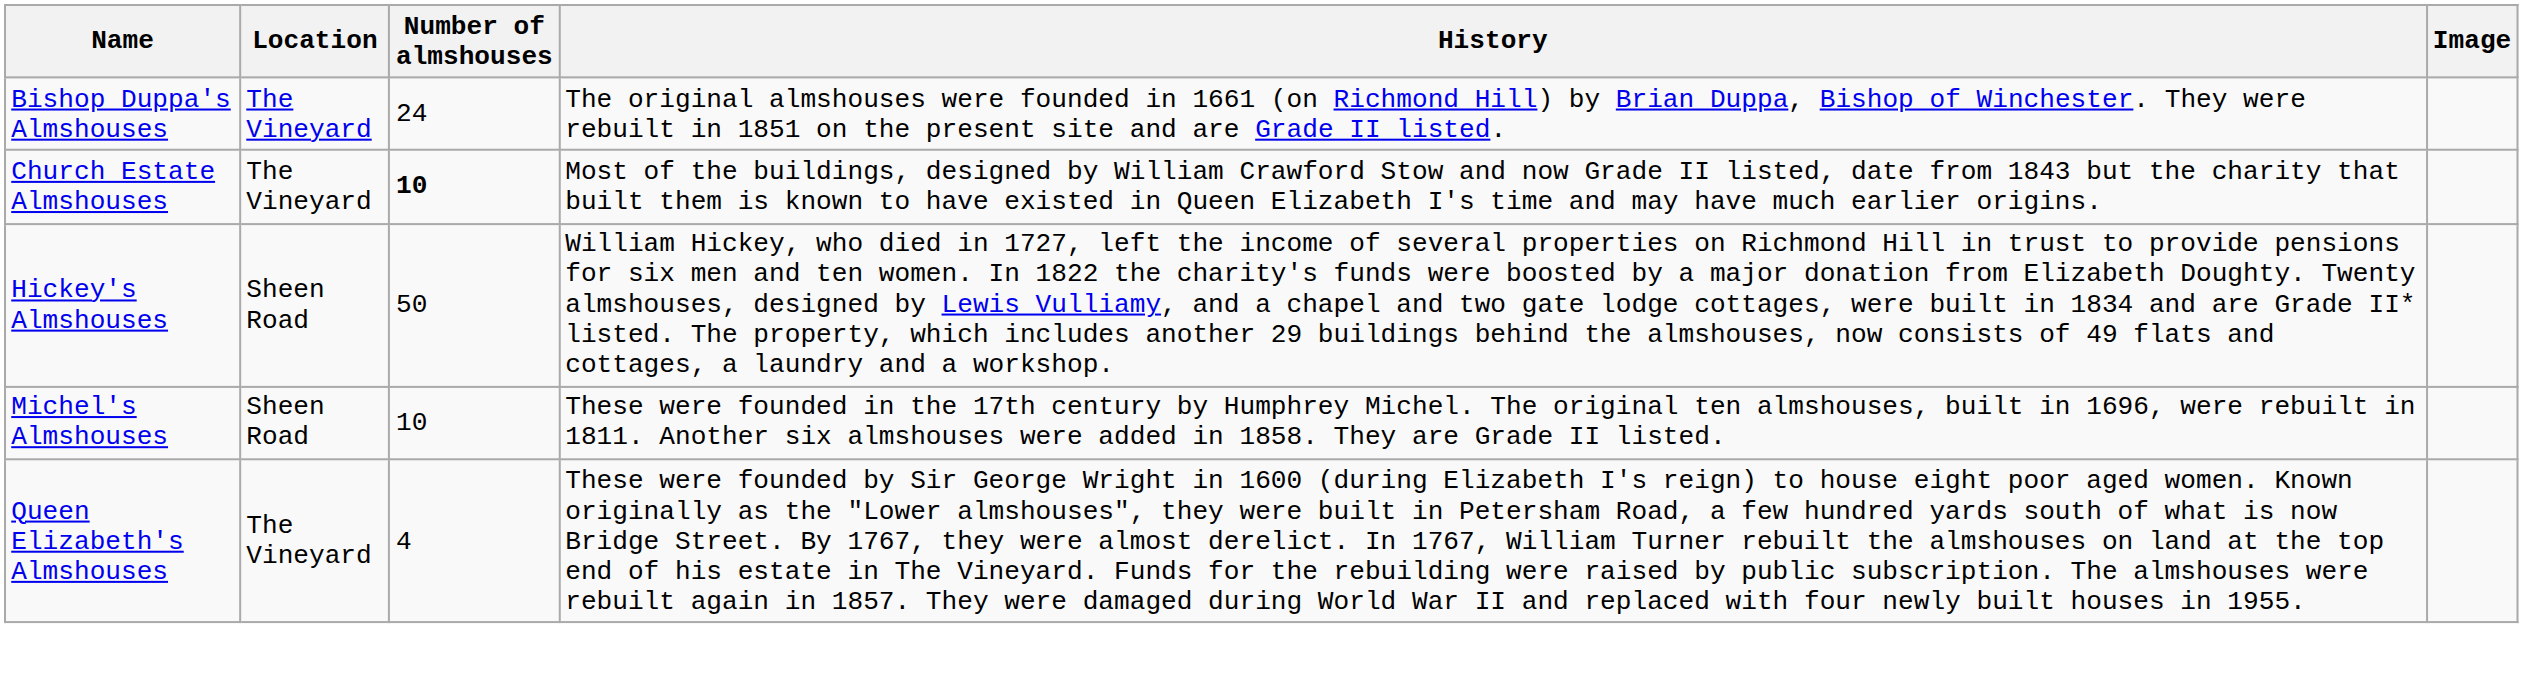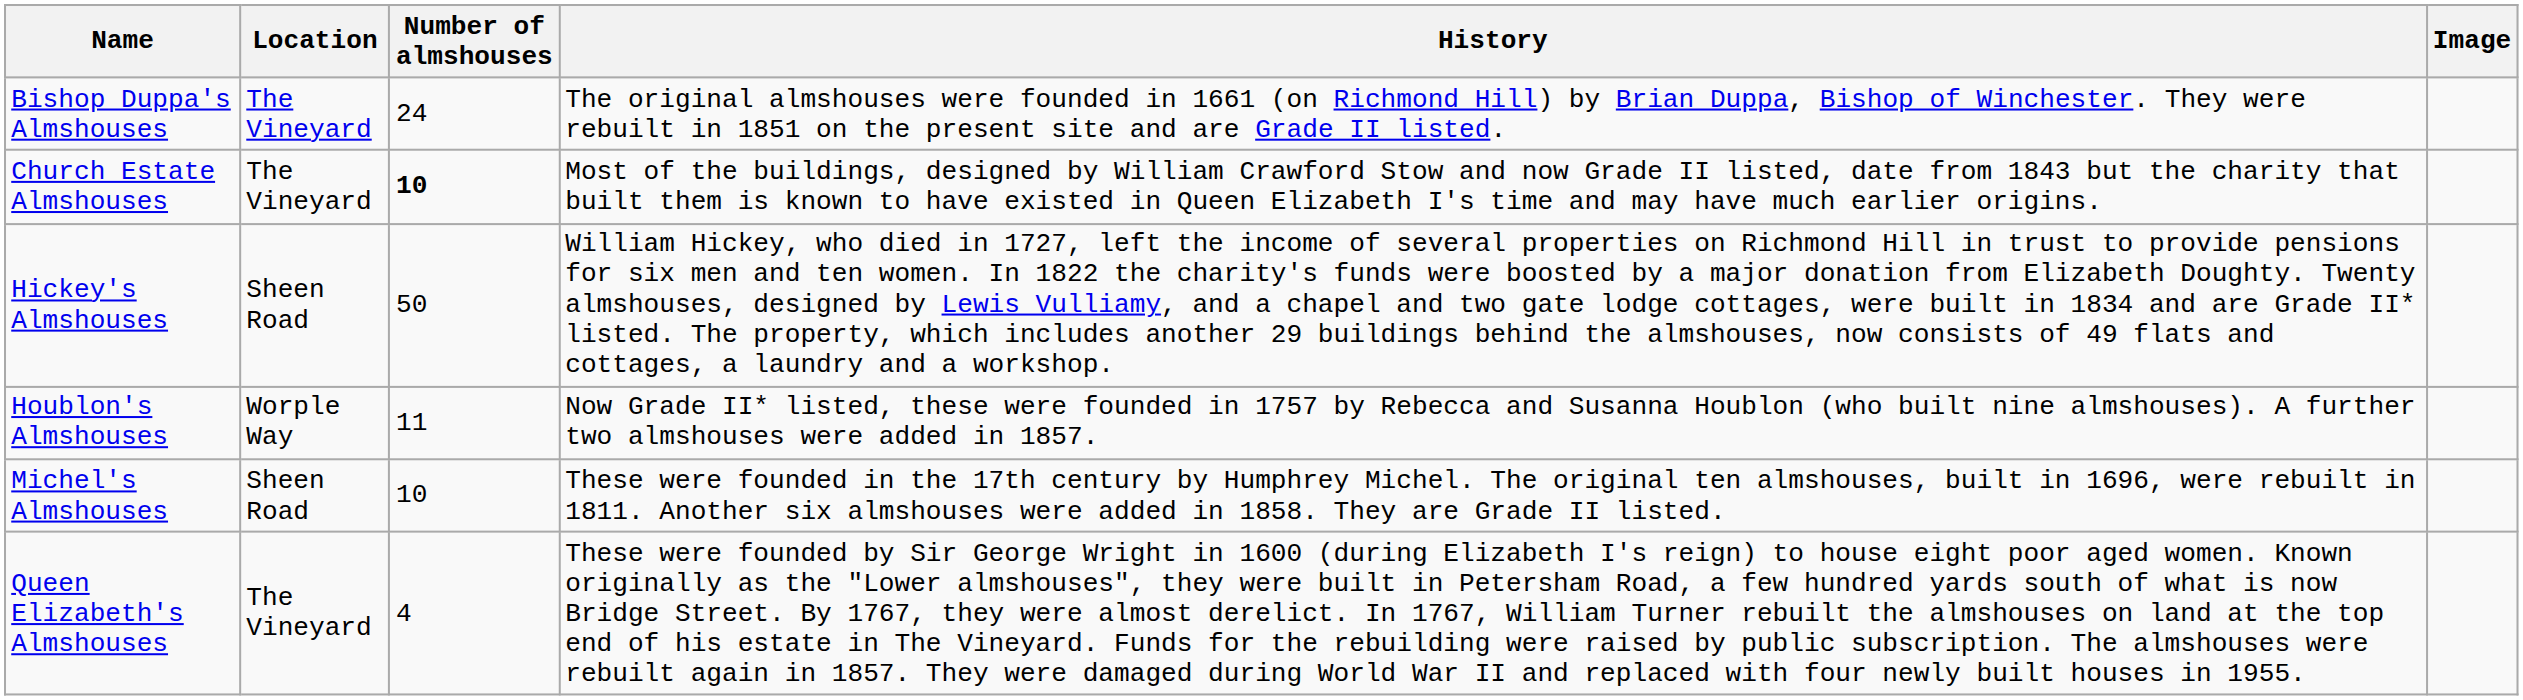+ row: (90, 423)
